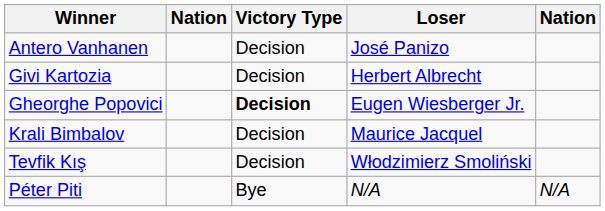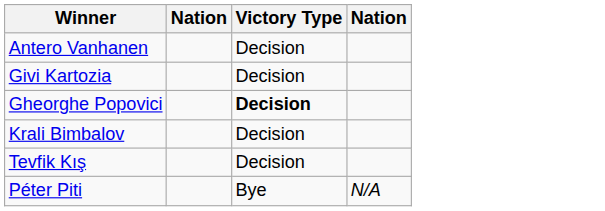- column: (441, 18)
